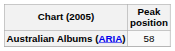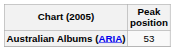(149, 38) 58 -> (149, 38) 53
